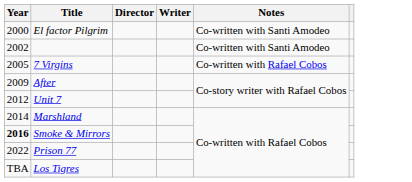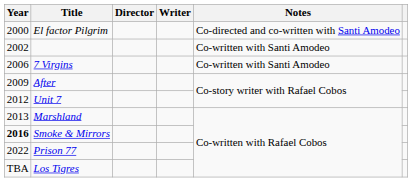(263, 30) Co-written with Santi Amodeo -> (298, 30) Co-directed and co-written with Santi Amodeo
(18, 64) 2005 -> (18, 64) 2006
(261, 64) Co-written with Rafael Cobos -> (263, 64) Co-written with Santi Amodeo
(18, 116) 2014 -> (18, 116) 2013
